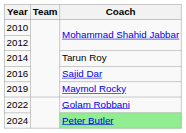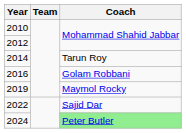(82, 74) Sajid Dar -> (96, 74) Golam Robbani
(96, 105) Golam Robbani -> (82, 105) Sajid Dar
